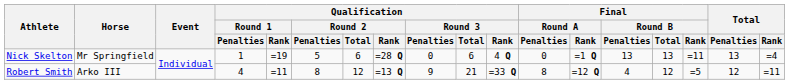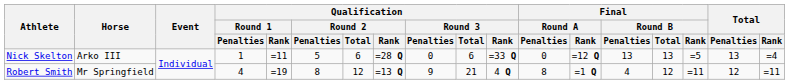(115, 56) Mr Springfield -> (99, 56) Arko III
(279, 56) =19 -> (279, 56) =11
(502, 56) 4 Q -> (502, 56) =33 Q
(585, 56) =1 Q -> (585, 56) =12 Q
(696, 56) =11 -> (696, 56) =5
(99, 71) Arko III -> (115, 71) Mr Springfield
(279, 71) =11 -> (279, 71) =19
(502, 71) =33 Q -> (502, 71) 4 Q
(585, 71) =12 Q -> (585, 71) =1 Q
(696, 71) =5 -> (696, 71) =11
